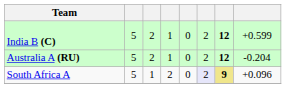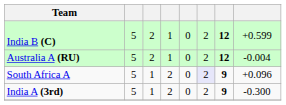(257, 58) -0.204 -> (257, 58) -0.004
(224, 74) khaki background -> (224, 74) no background
+ row: (35, 91)
